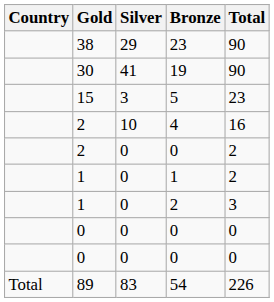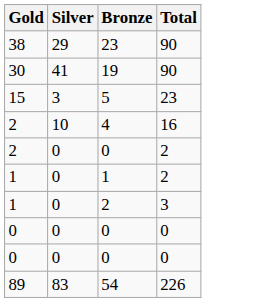- column: (39, 17)
